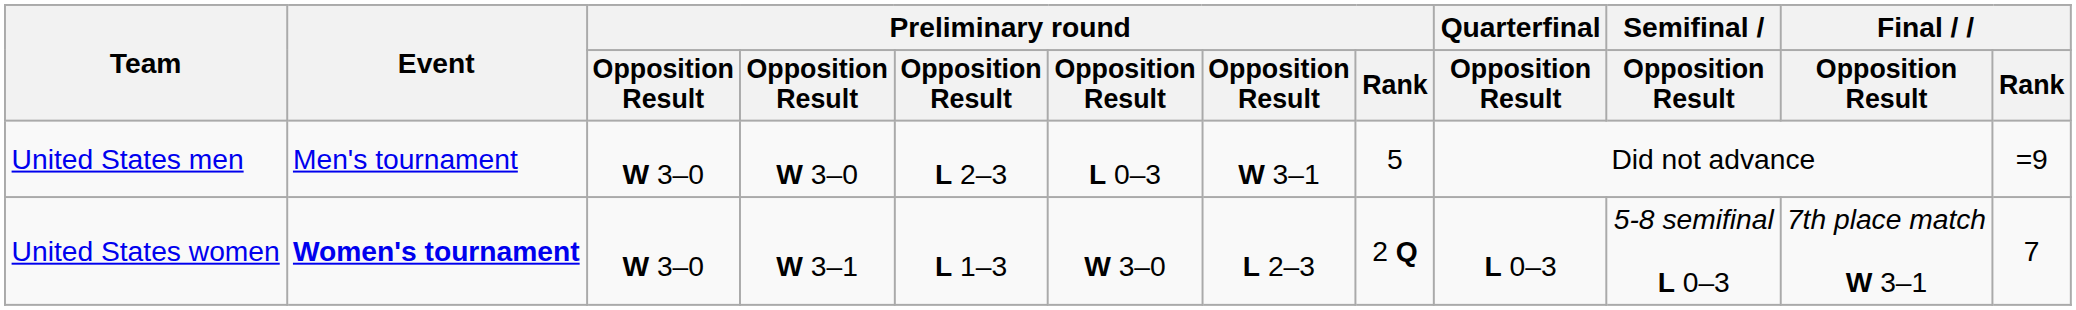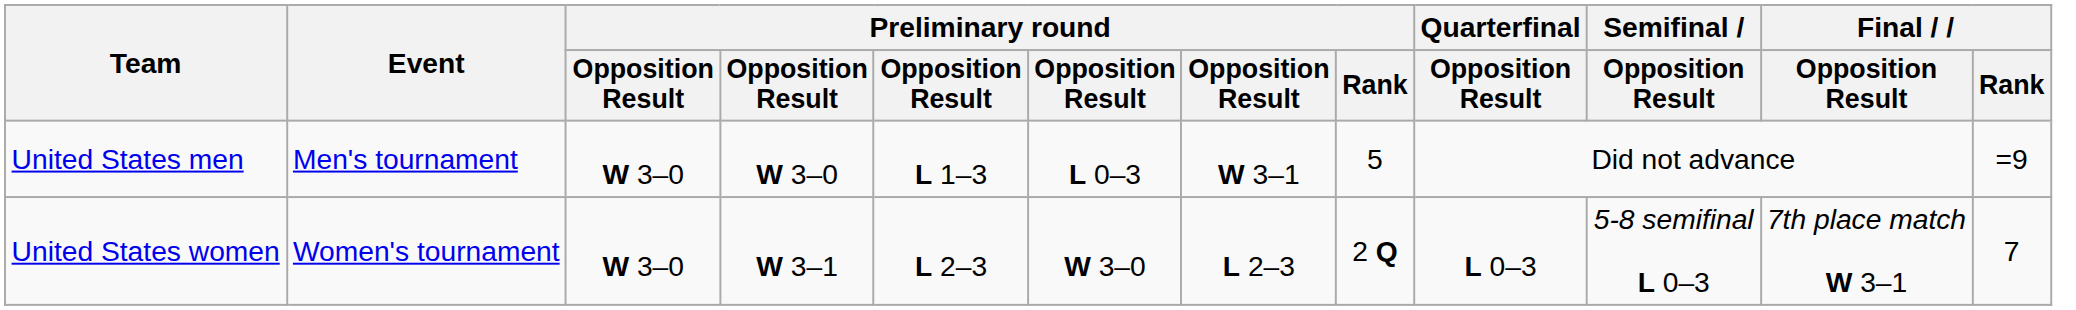(971, 175) L 2–3 -> (951, 175) L 1–3
(436, 251) bold -> (426, 251) normal
(971, 267) L 1–3 -> (951, 267) L 2–3
